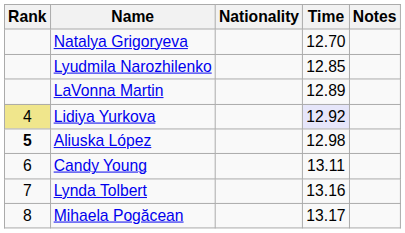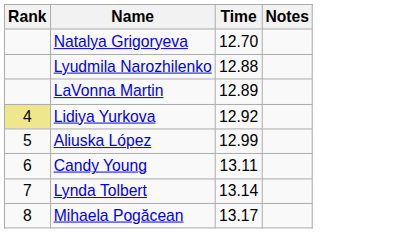- column: (259, 16)
(326, 66) 12.85 -> (239, 66) 12.88
(326, 116) lavender background -> (239, 116) no background
(27, 141) bold -> (27, 141) normal
(326, 141) 12.98 -> (239, 141) 12.99
(326, 191) 13.16 -> (239, 191) 13.14
